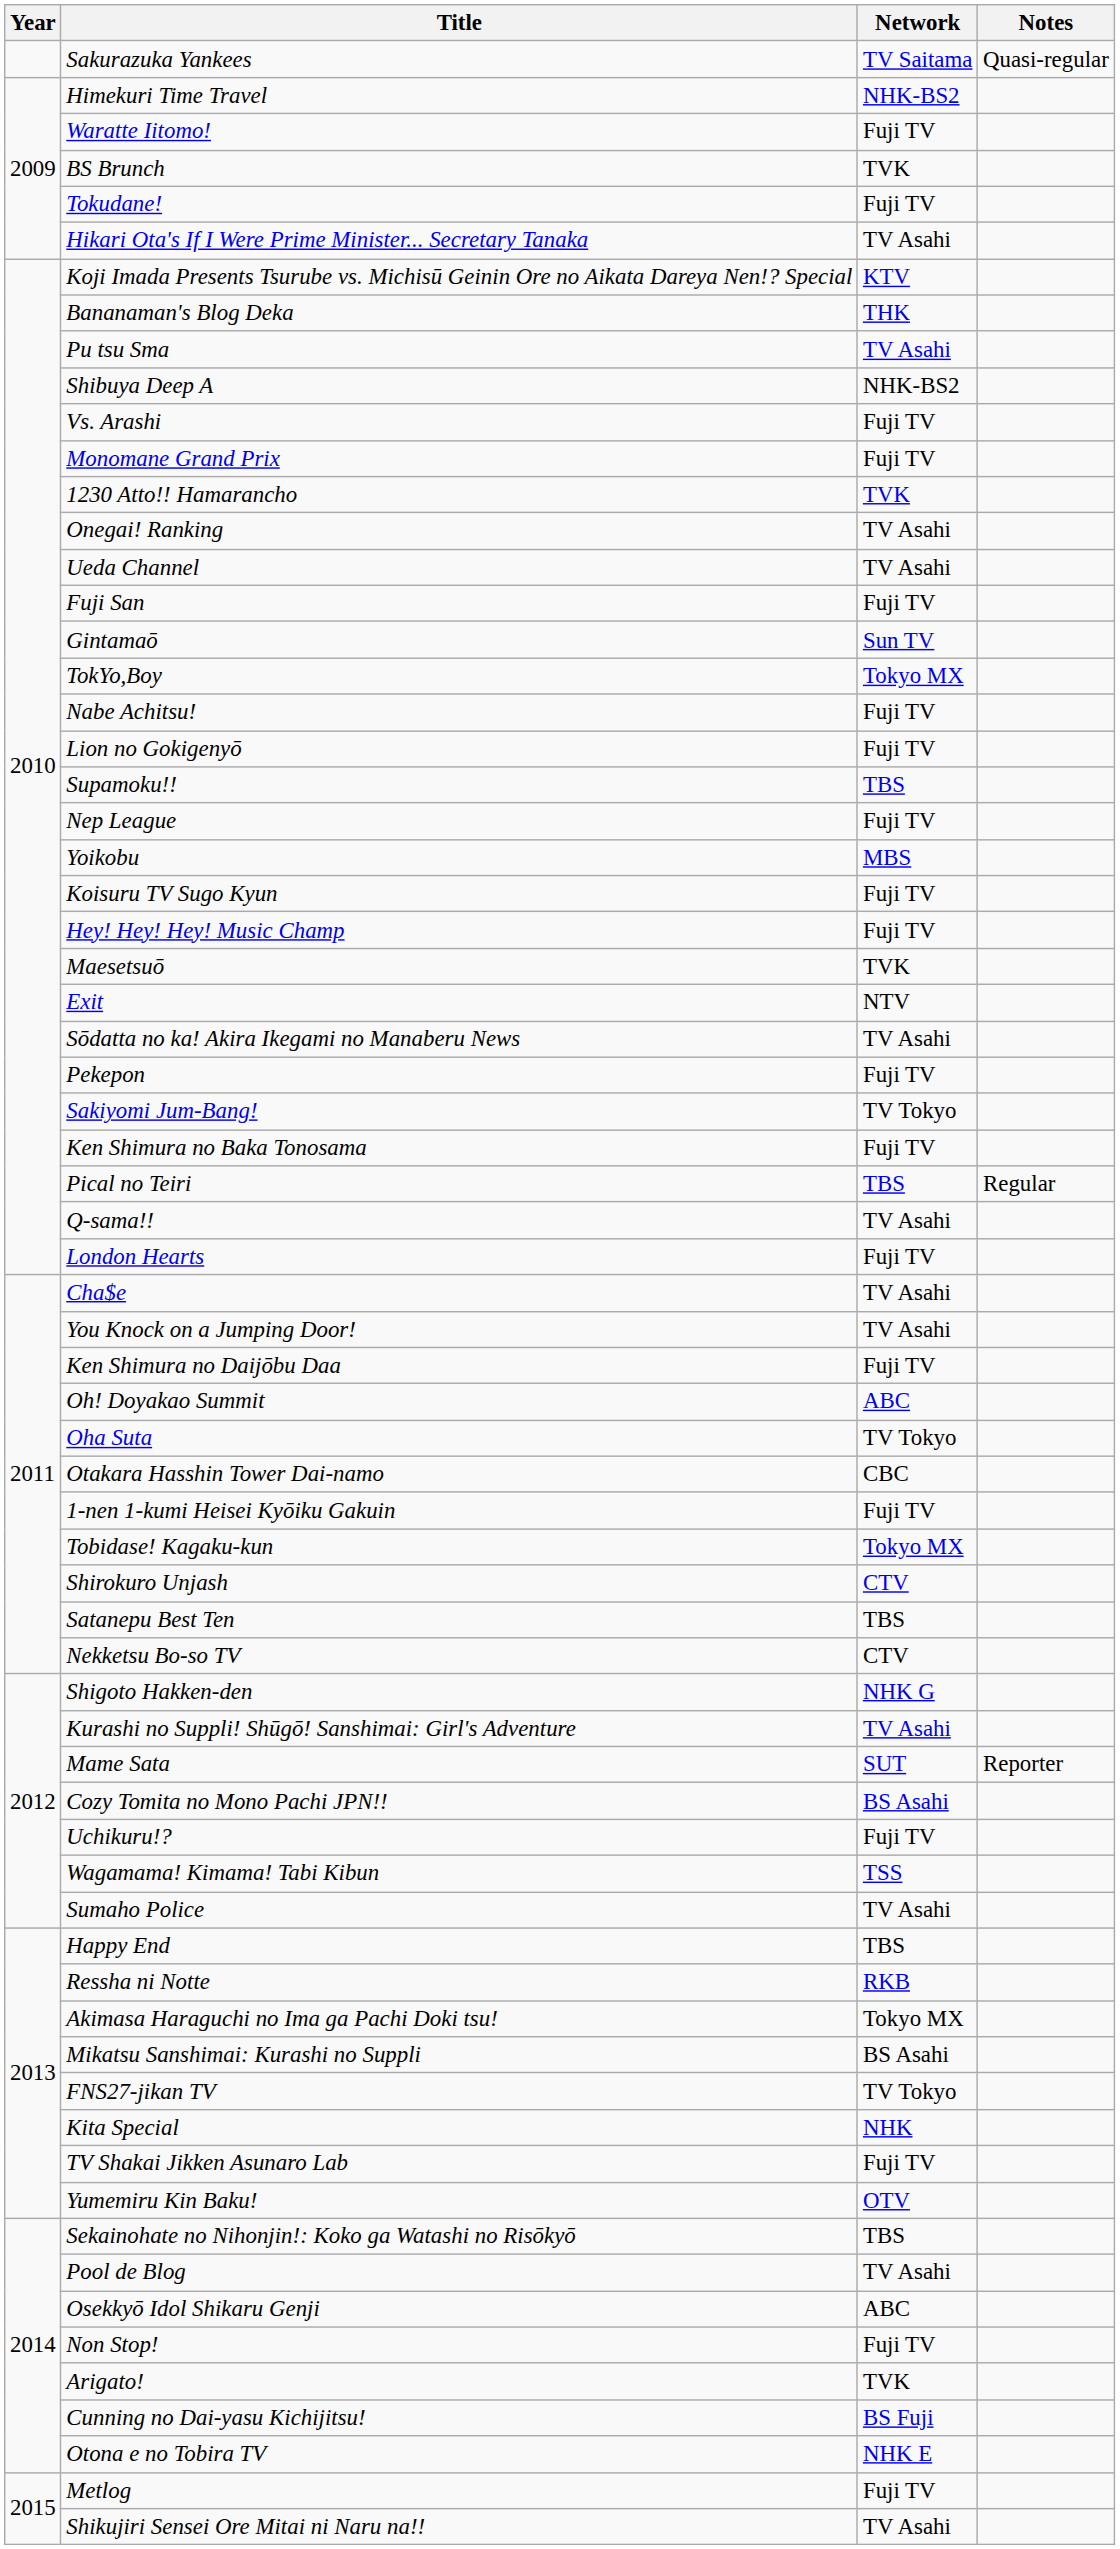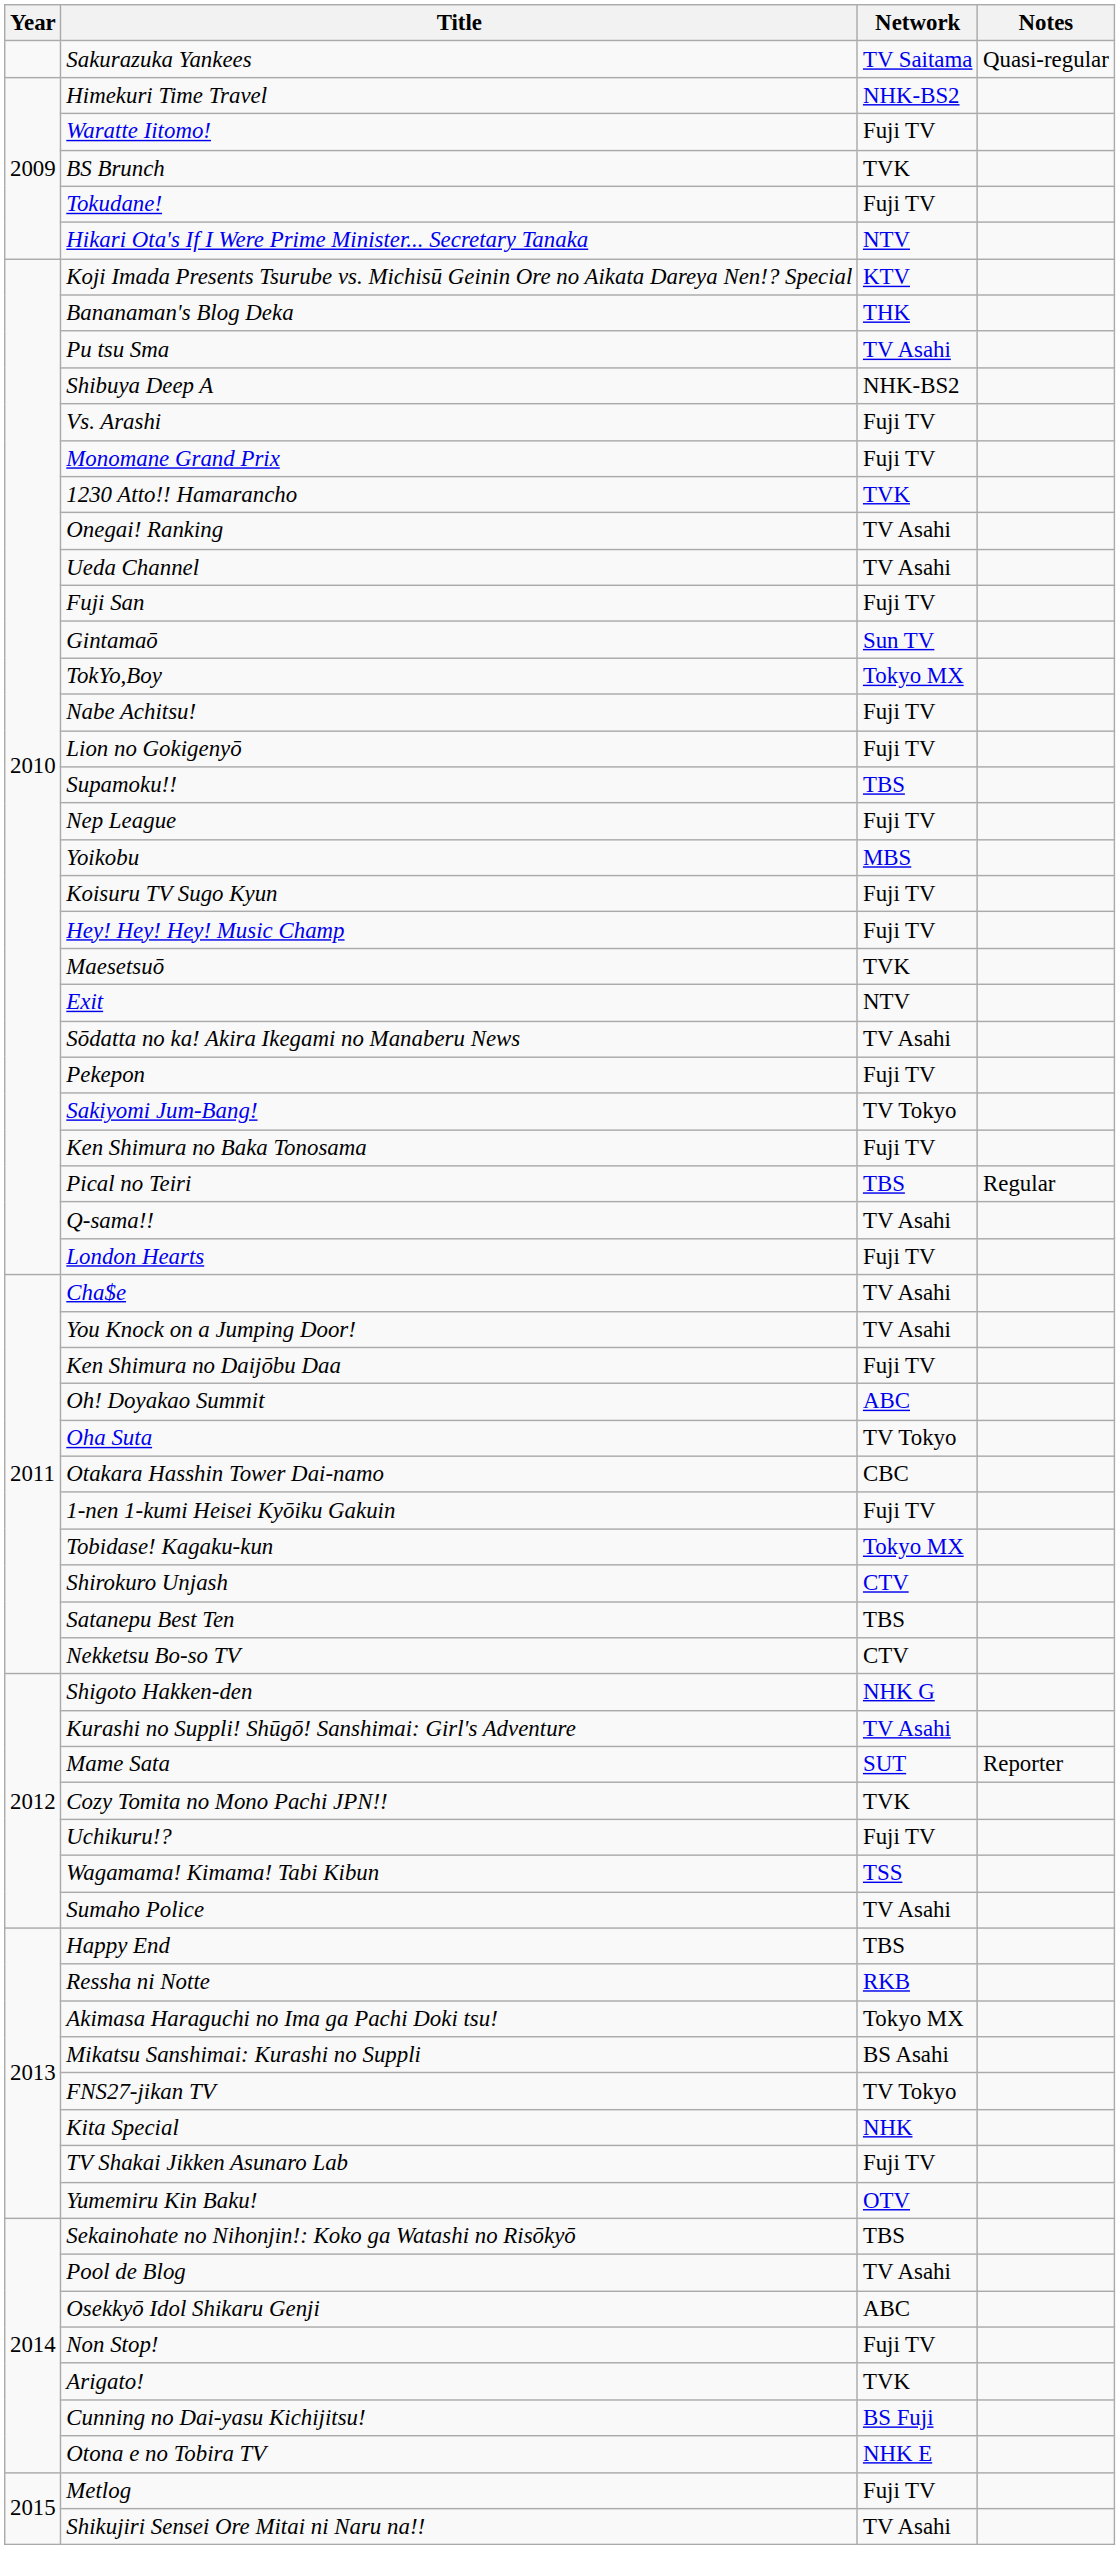(907, 240) TV Asahi -> (886, 240) NTV
(906, 1800) BS Asahi -> (886, 1800) TVK
